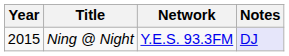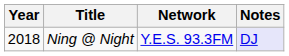(24, 39) 2015 -> (24, 39) 2018
